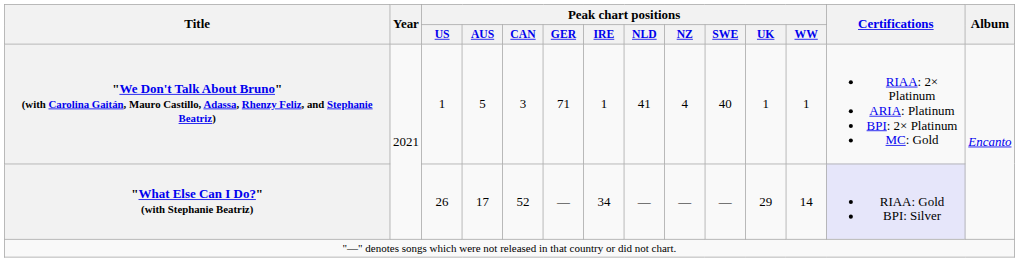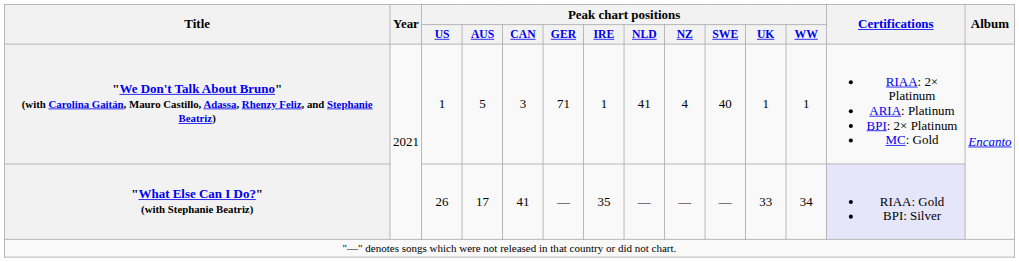(523, 201) 52 -> (523, 201) 41
(604, 201) 34 -> (604, 201) 35
(766, 201) 29 -> (766, 201) 33
(806, 201) 14 -> (806, 201) 34
